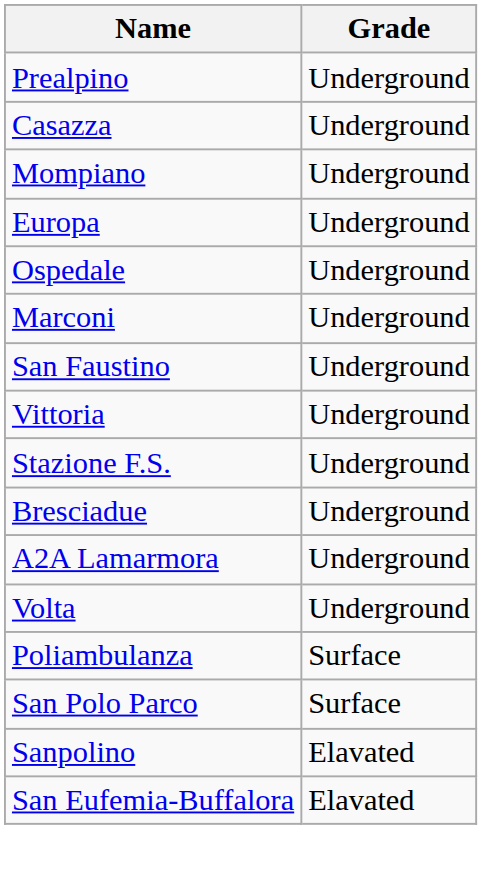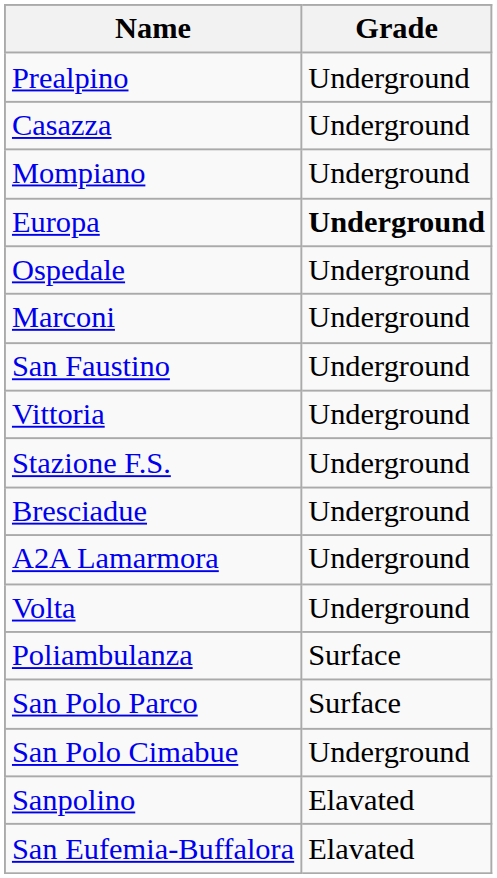(389, 221) normal -> (397, 221) bold
+ row: (125, 751)
